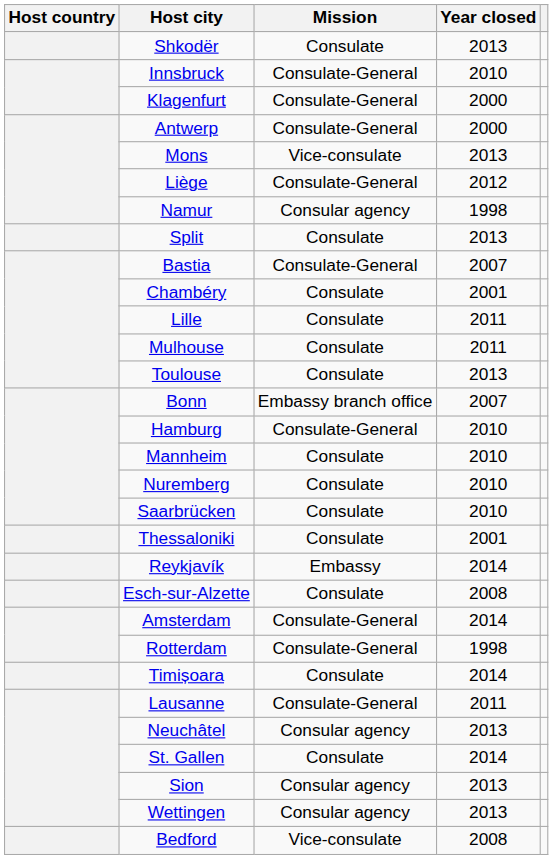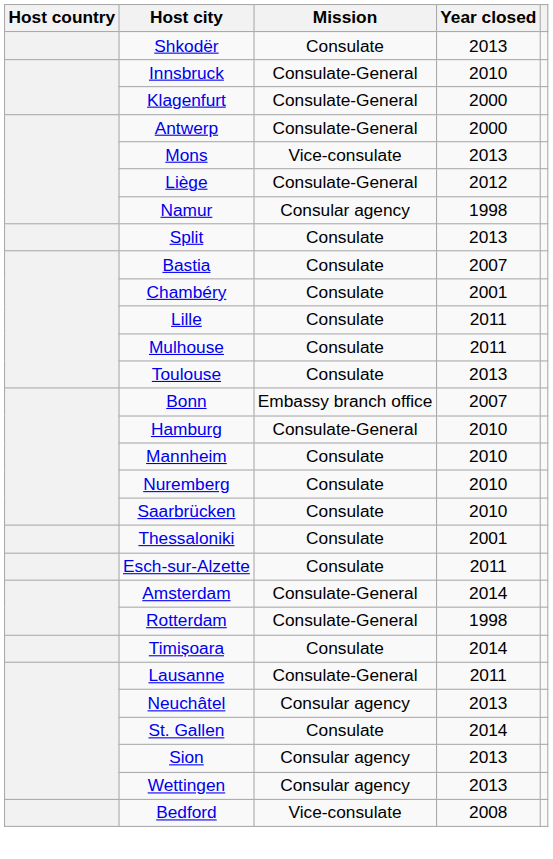(345, 264) Consulate-General -> (345, 264) Consulate
- row: (186, 566)
(488, 593) 2008 -> (488, 566) 2011
